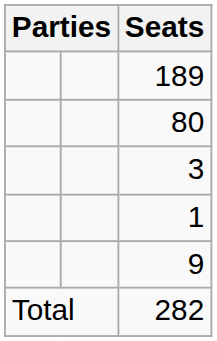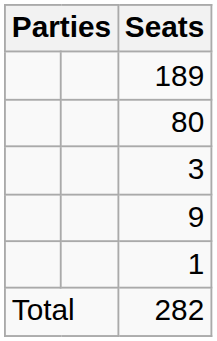rows swapped: (196, 264) <-> (196, 216)
